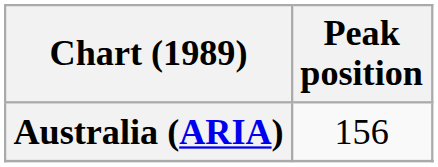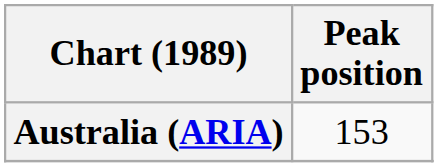(362, 131) 156 -> (362, 131) 153
